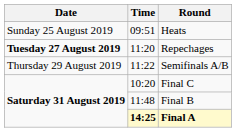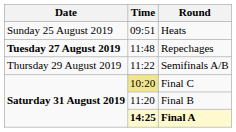(142, 48) 11:20 -> (142, 48) 11:48
(143, 83) no background -> (143, 83) khaki background
(142, 100) 11:48 -> (142, 100) 11:20
